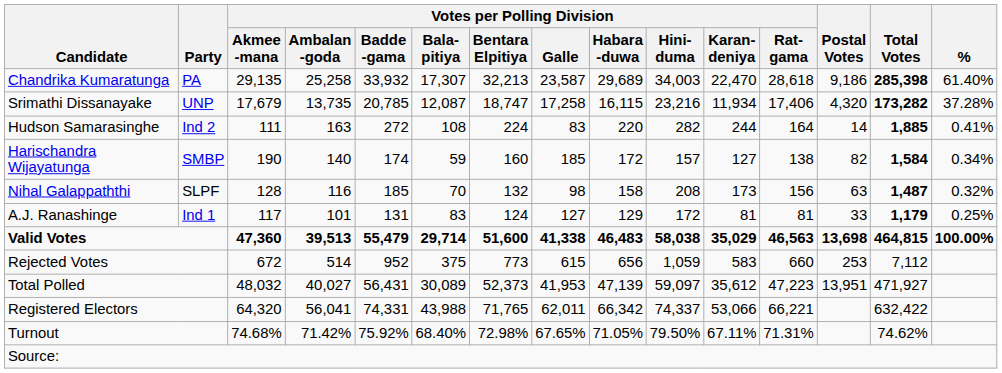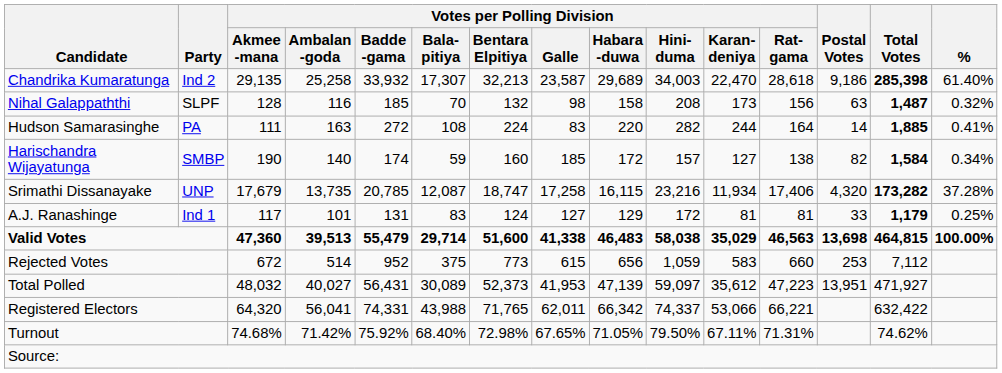(192, 80) PA -> (199, 80) Ind 2
rows swapped: (80, 103) <-> (69, 191)
(199, 127) Ind 2 -> (192, 127) PA
